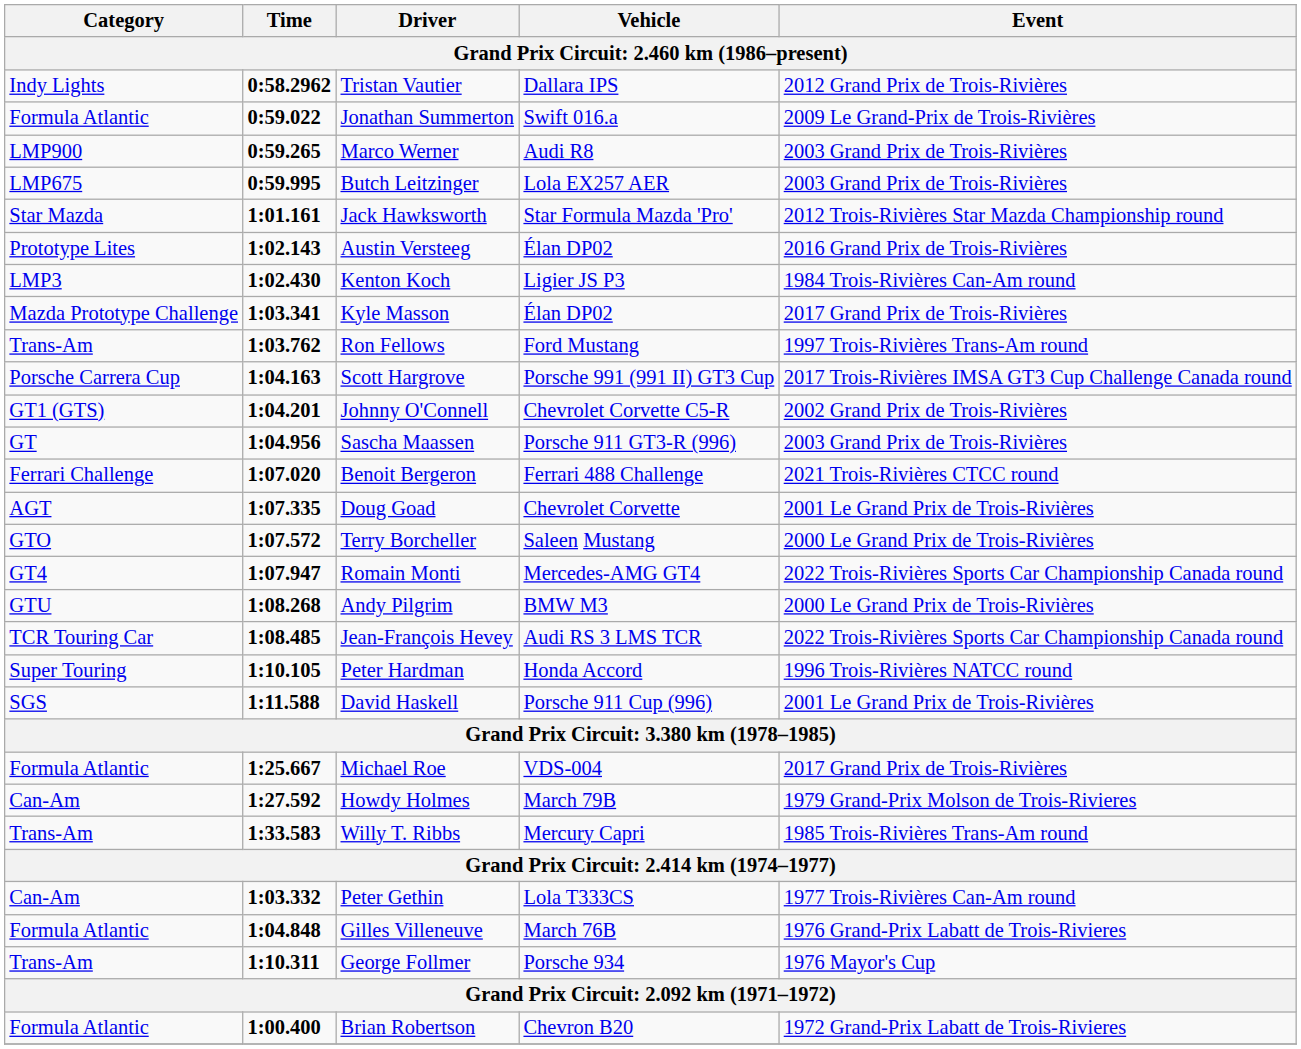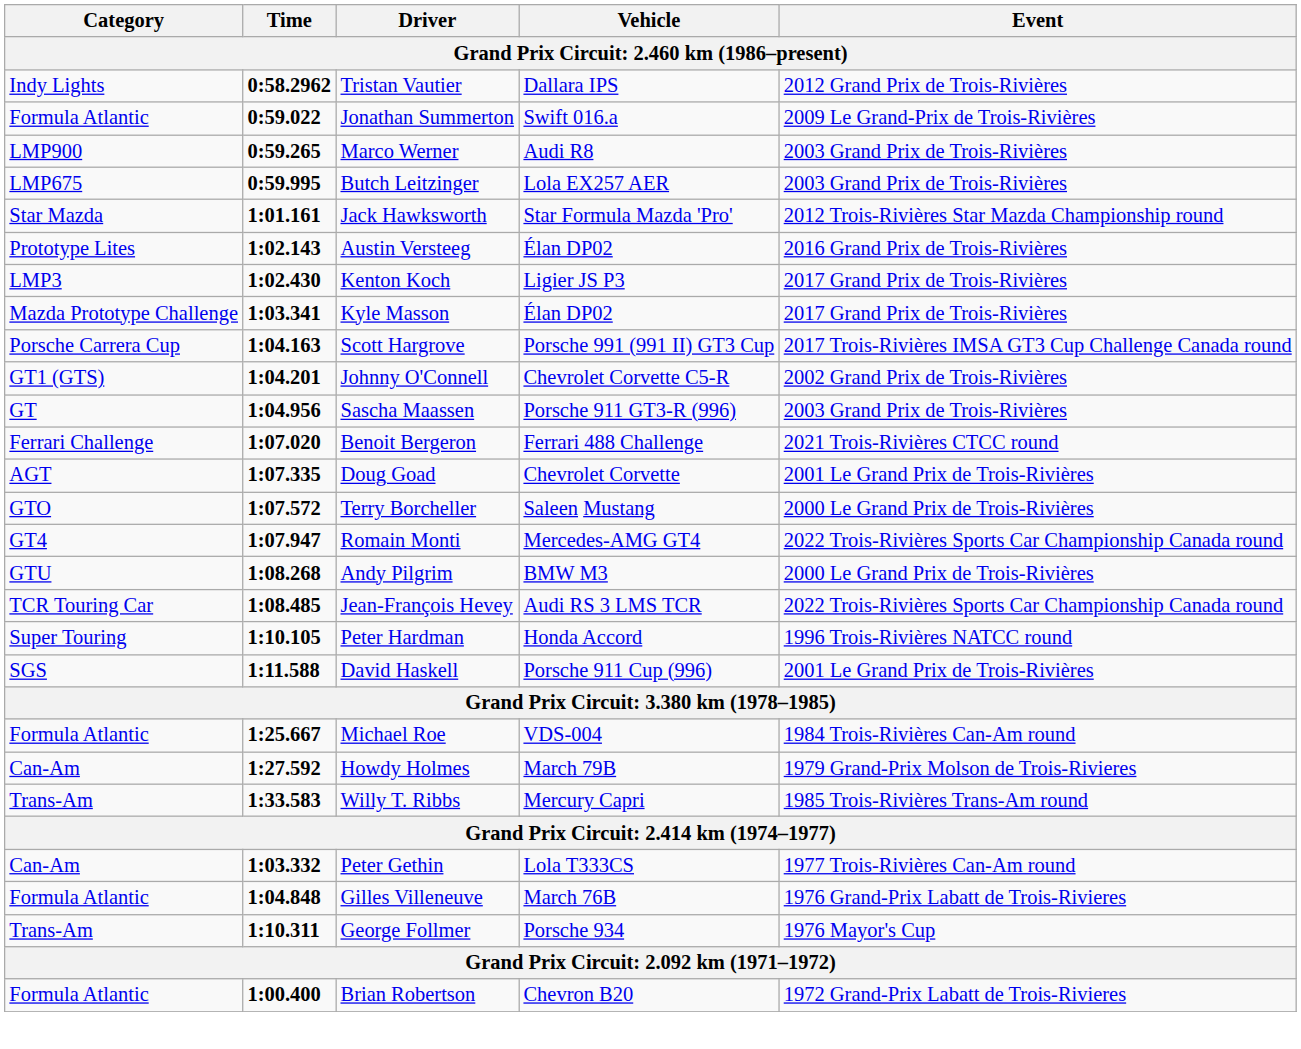(930, 280) 1984 Trois-Rivières Can-Am round -> (925, 280) 2017 Grand Prix de Trois-Rivières
- row: (393, 345)
(925, 767) 2017 Grand Prix de Trois-Rivières -> (930, 735) 1984 Trois-Rivières Can-Am round
